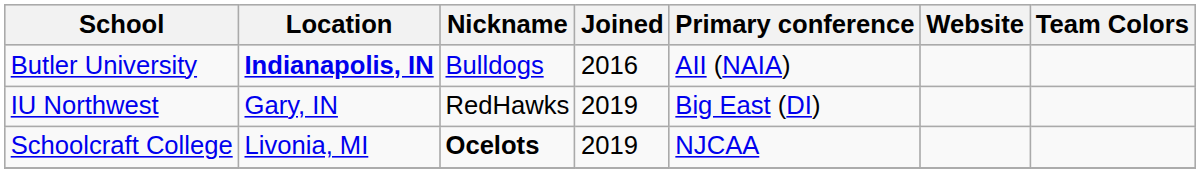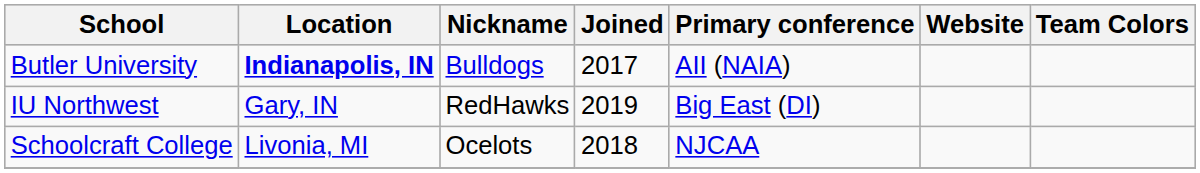(610, 65) 2016 -> (610, 65) 2017
(492, 146) bold -> (489, 146) normal
(610, 146) 2019 -> (610, 146) 2018
